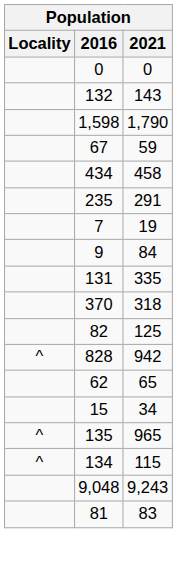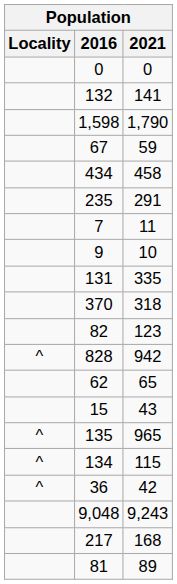(148, 95) 143 -> (148, 95) 141
(148, 226) 19 -> (148, 226) 11
(148, 252) 84 -> (148, 252) 10
(148, 331) 125 -> (148, 331) 123
(148, 409) 34 -> (148, 409) 43
+ row: (99, 488)
+ row: (99, 540)
(148, 514) 83 -> (148, 566) 89
